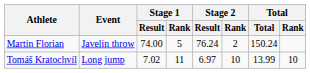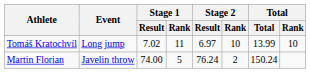rows swapped: (42, 60) <-> (35, 44)
